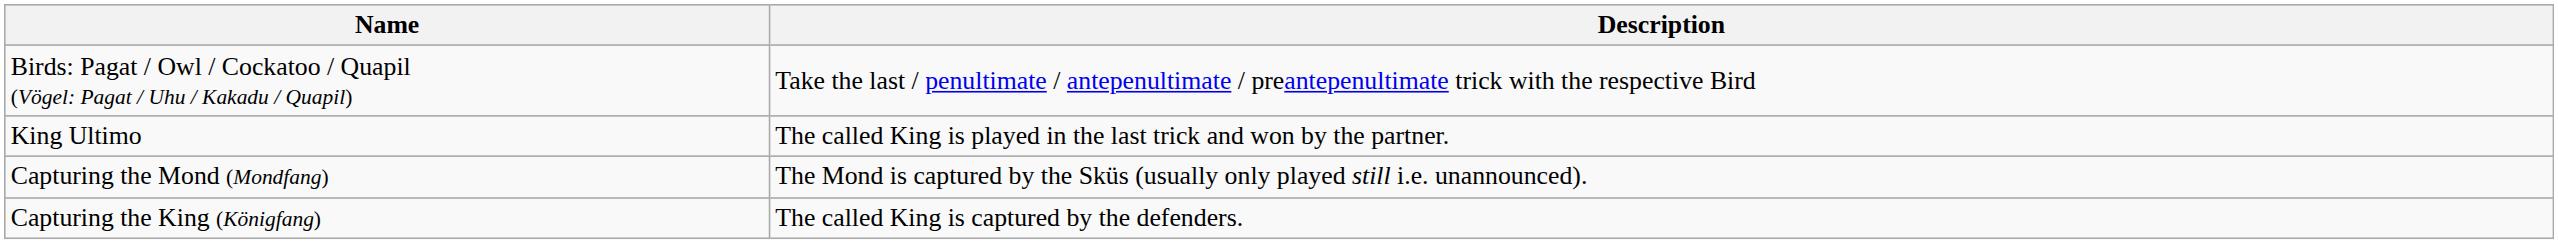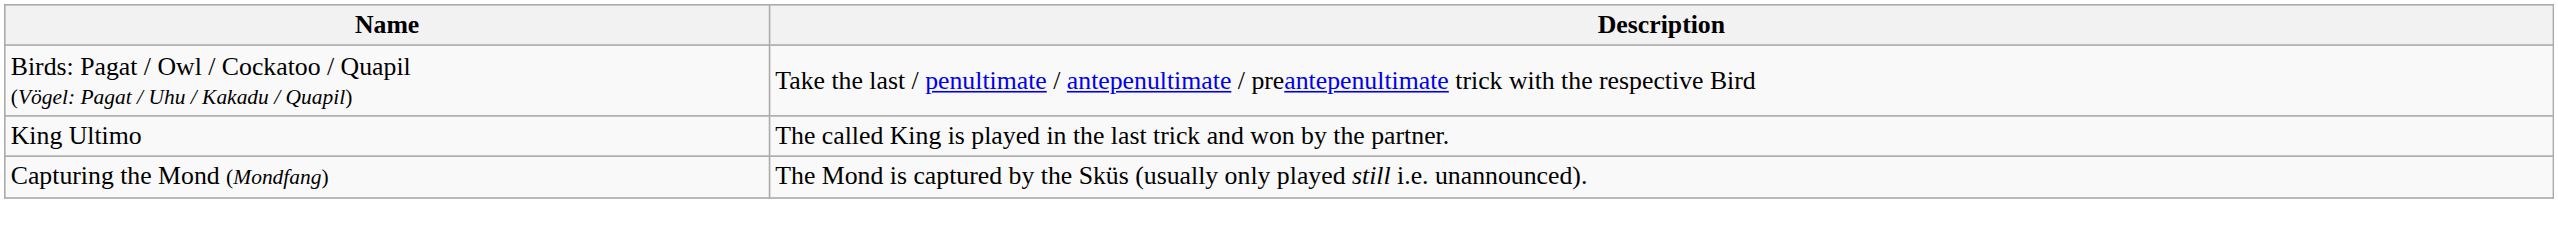- row: (166, 217)
